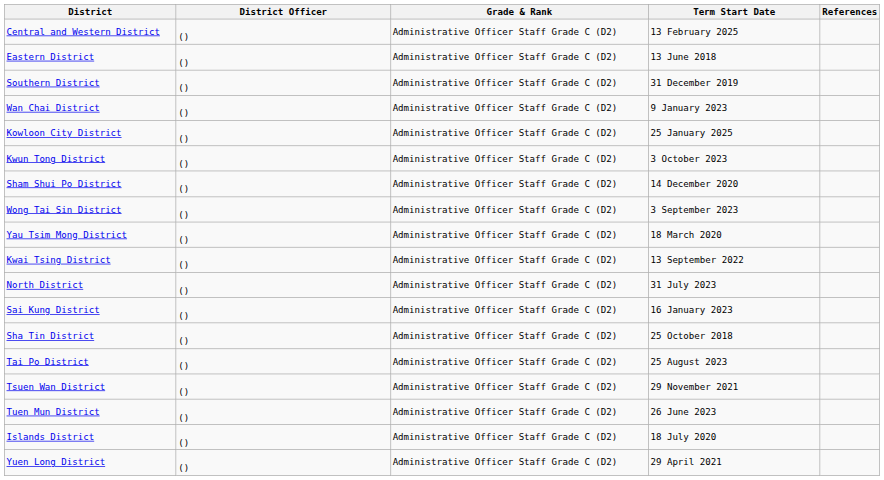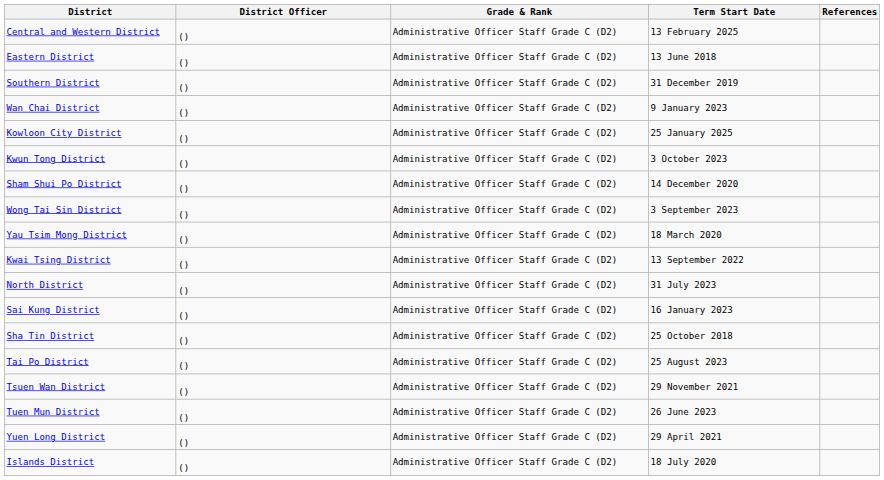rows swapped: (56, 462) <-> (50, 437)
